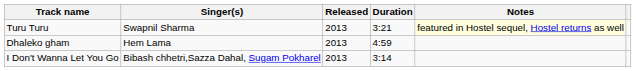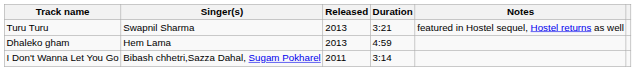(521, 27) lightyellow background -> (521, 27) no background
(336, 58) 2013 -> (336, 58) 2011
